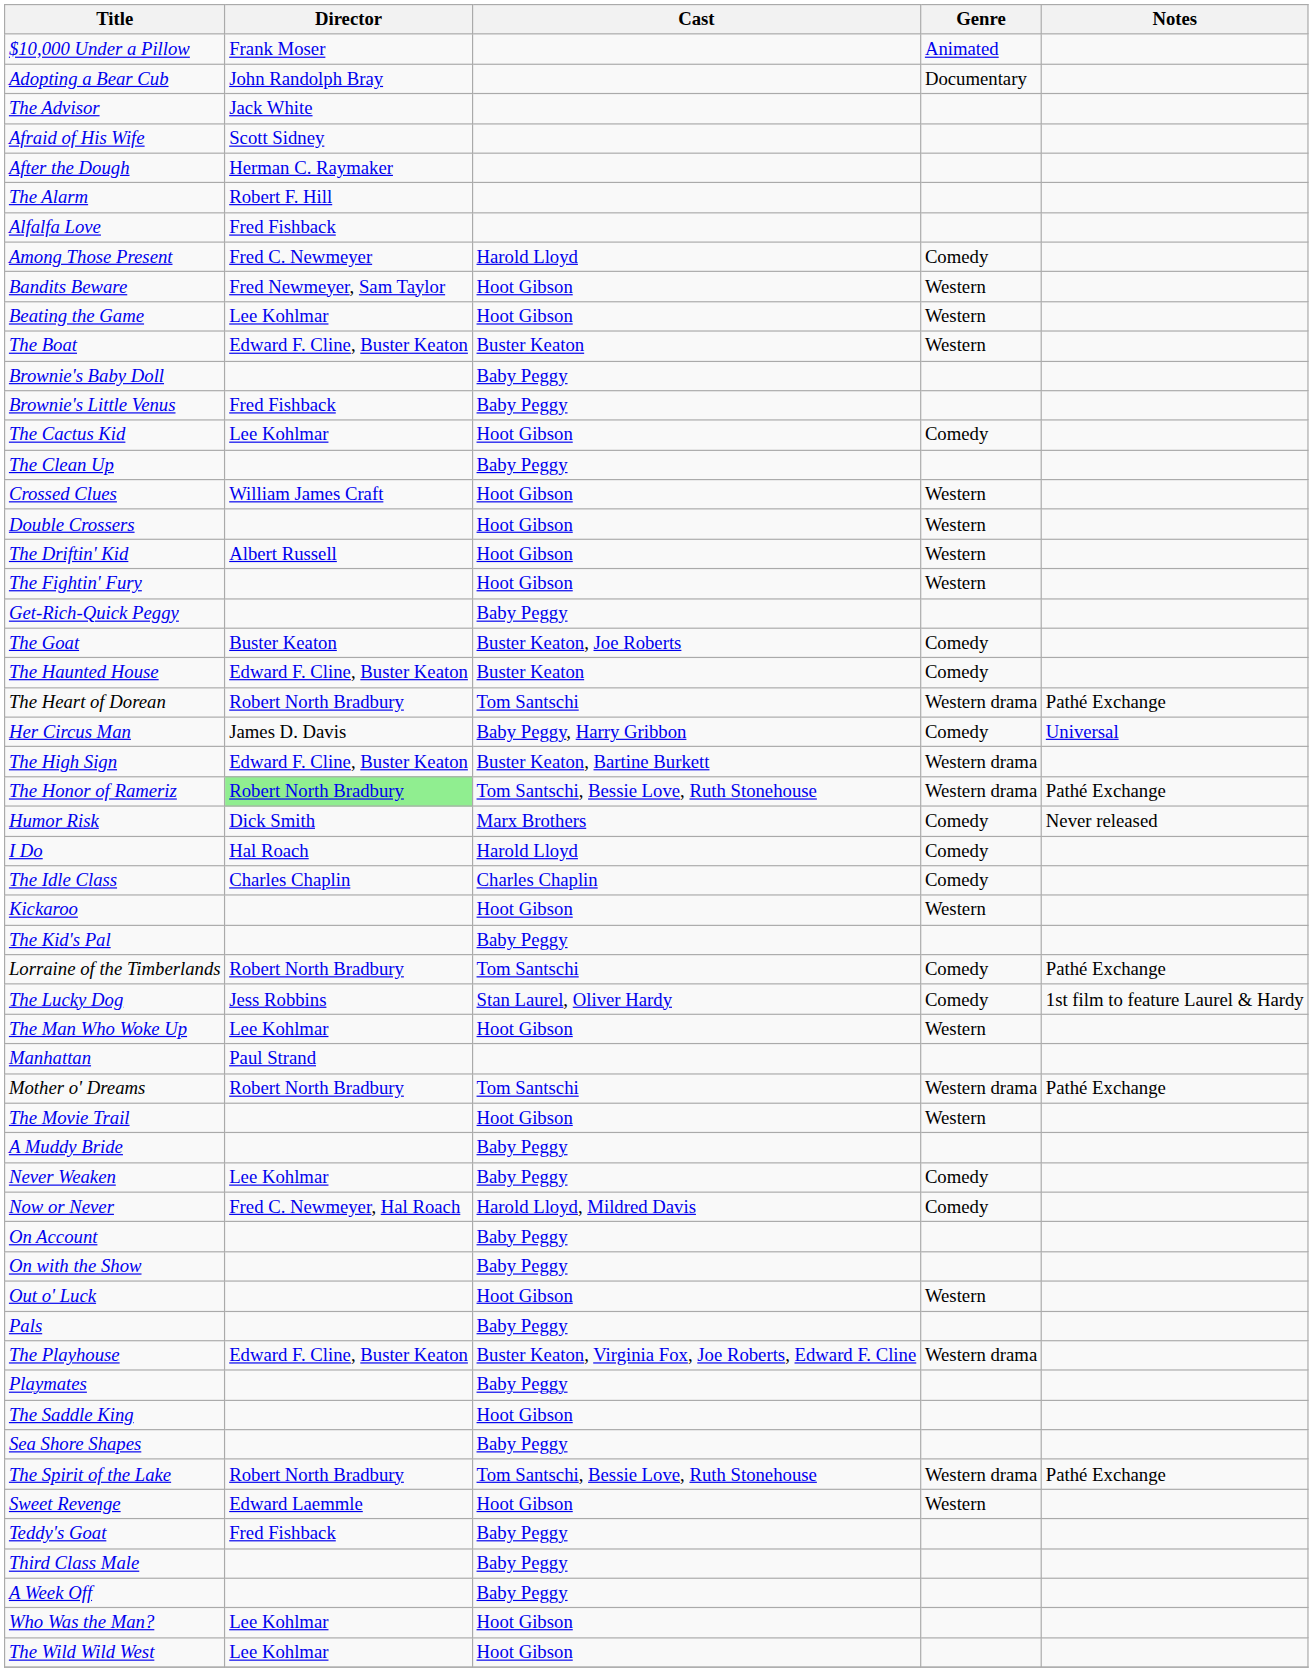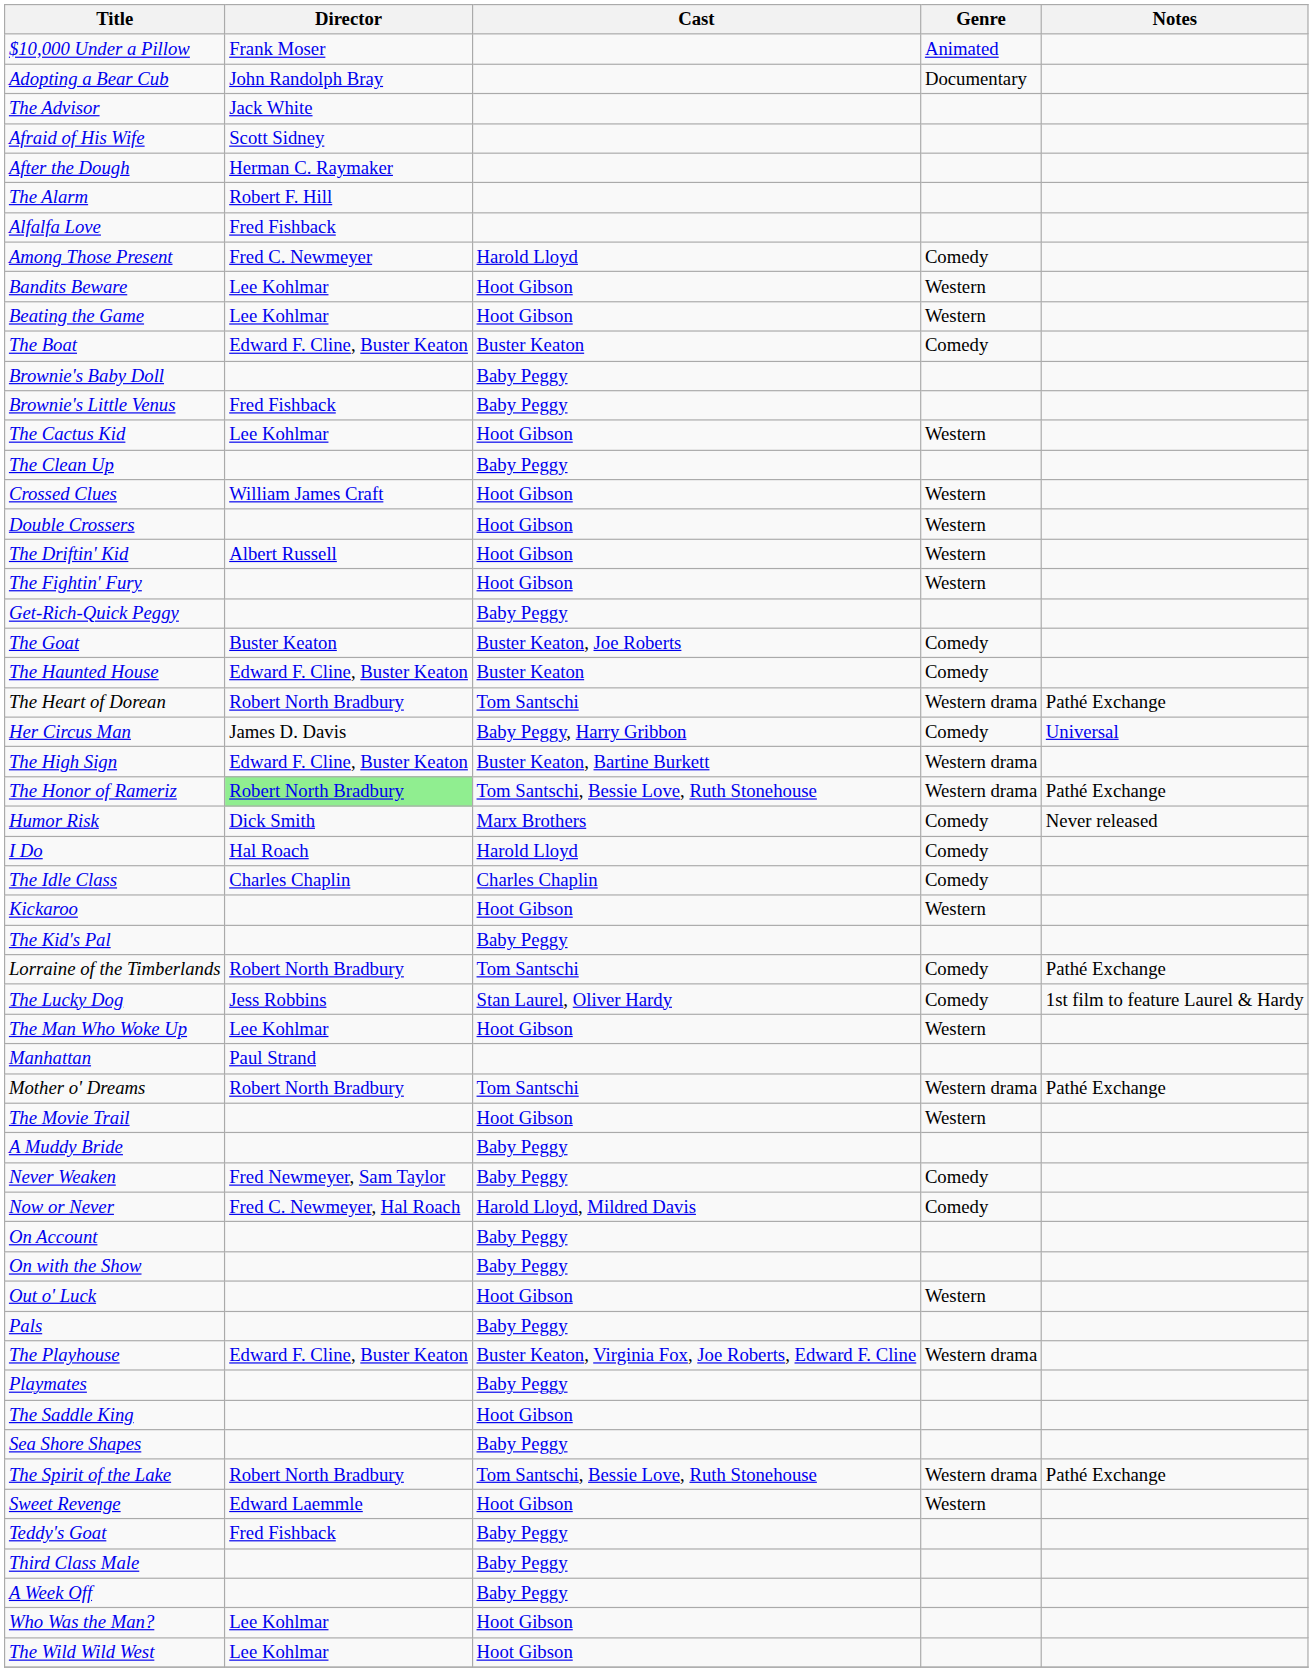(337, 286) Fred Newmeyer, Sam Taylor -> (279, 286) Lee Kohlmar
(955, 345) Western -> (957, 345) Comedy
(957, 434) Comedy -> (955, 434) Western
(279, 1177) Lee Kohlmar -> (337, 1177) Fred Newmeyer, Sam Taylor
